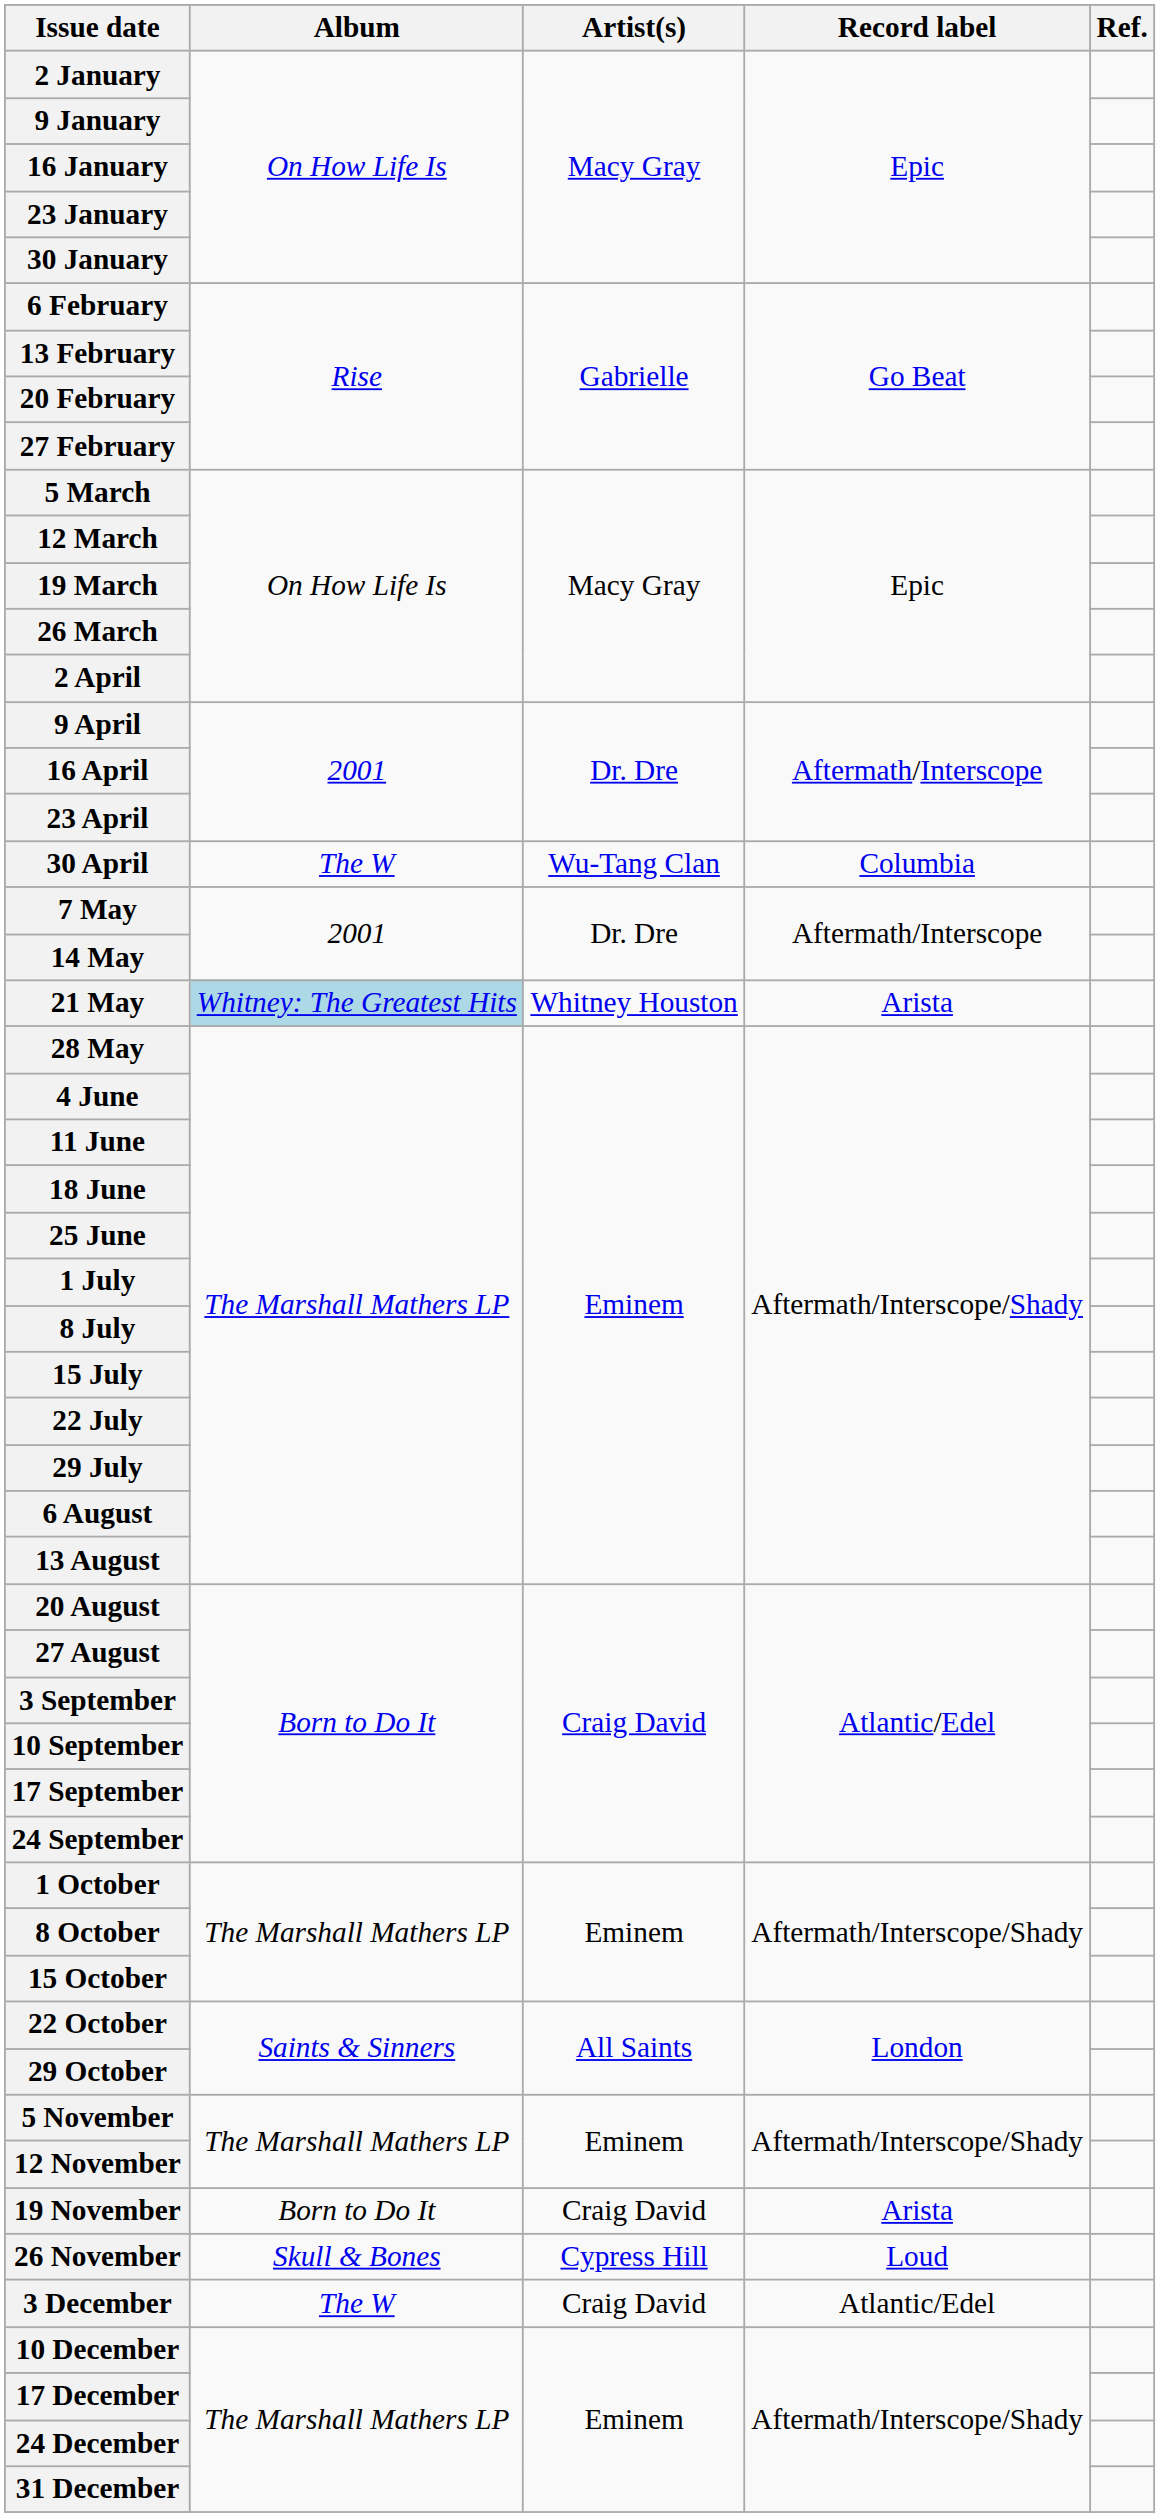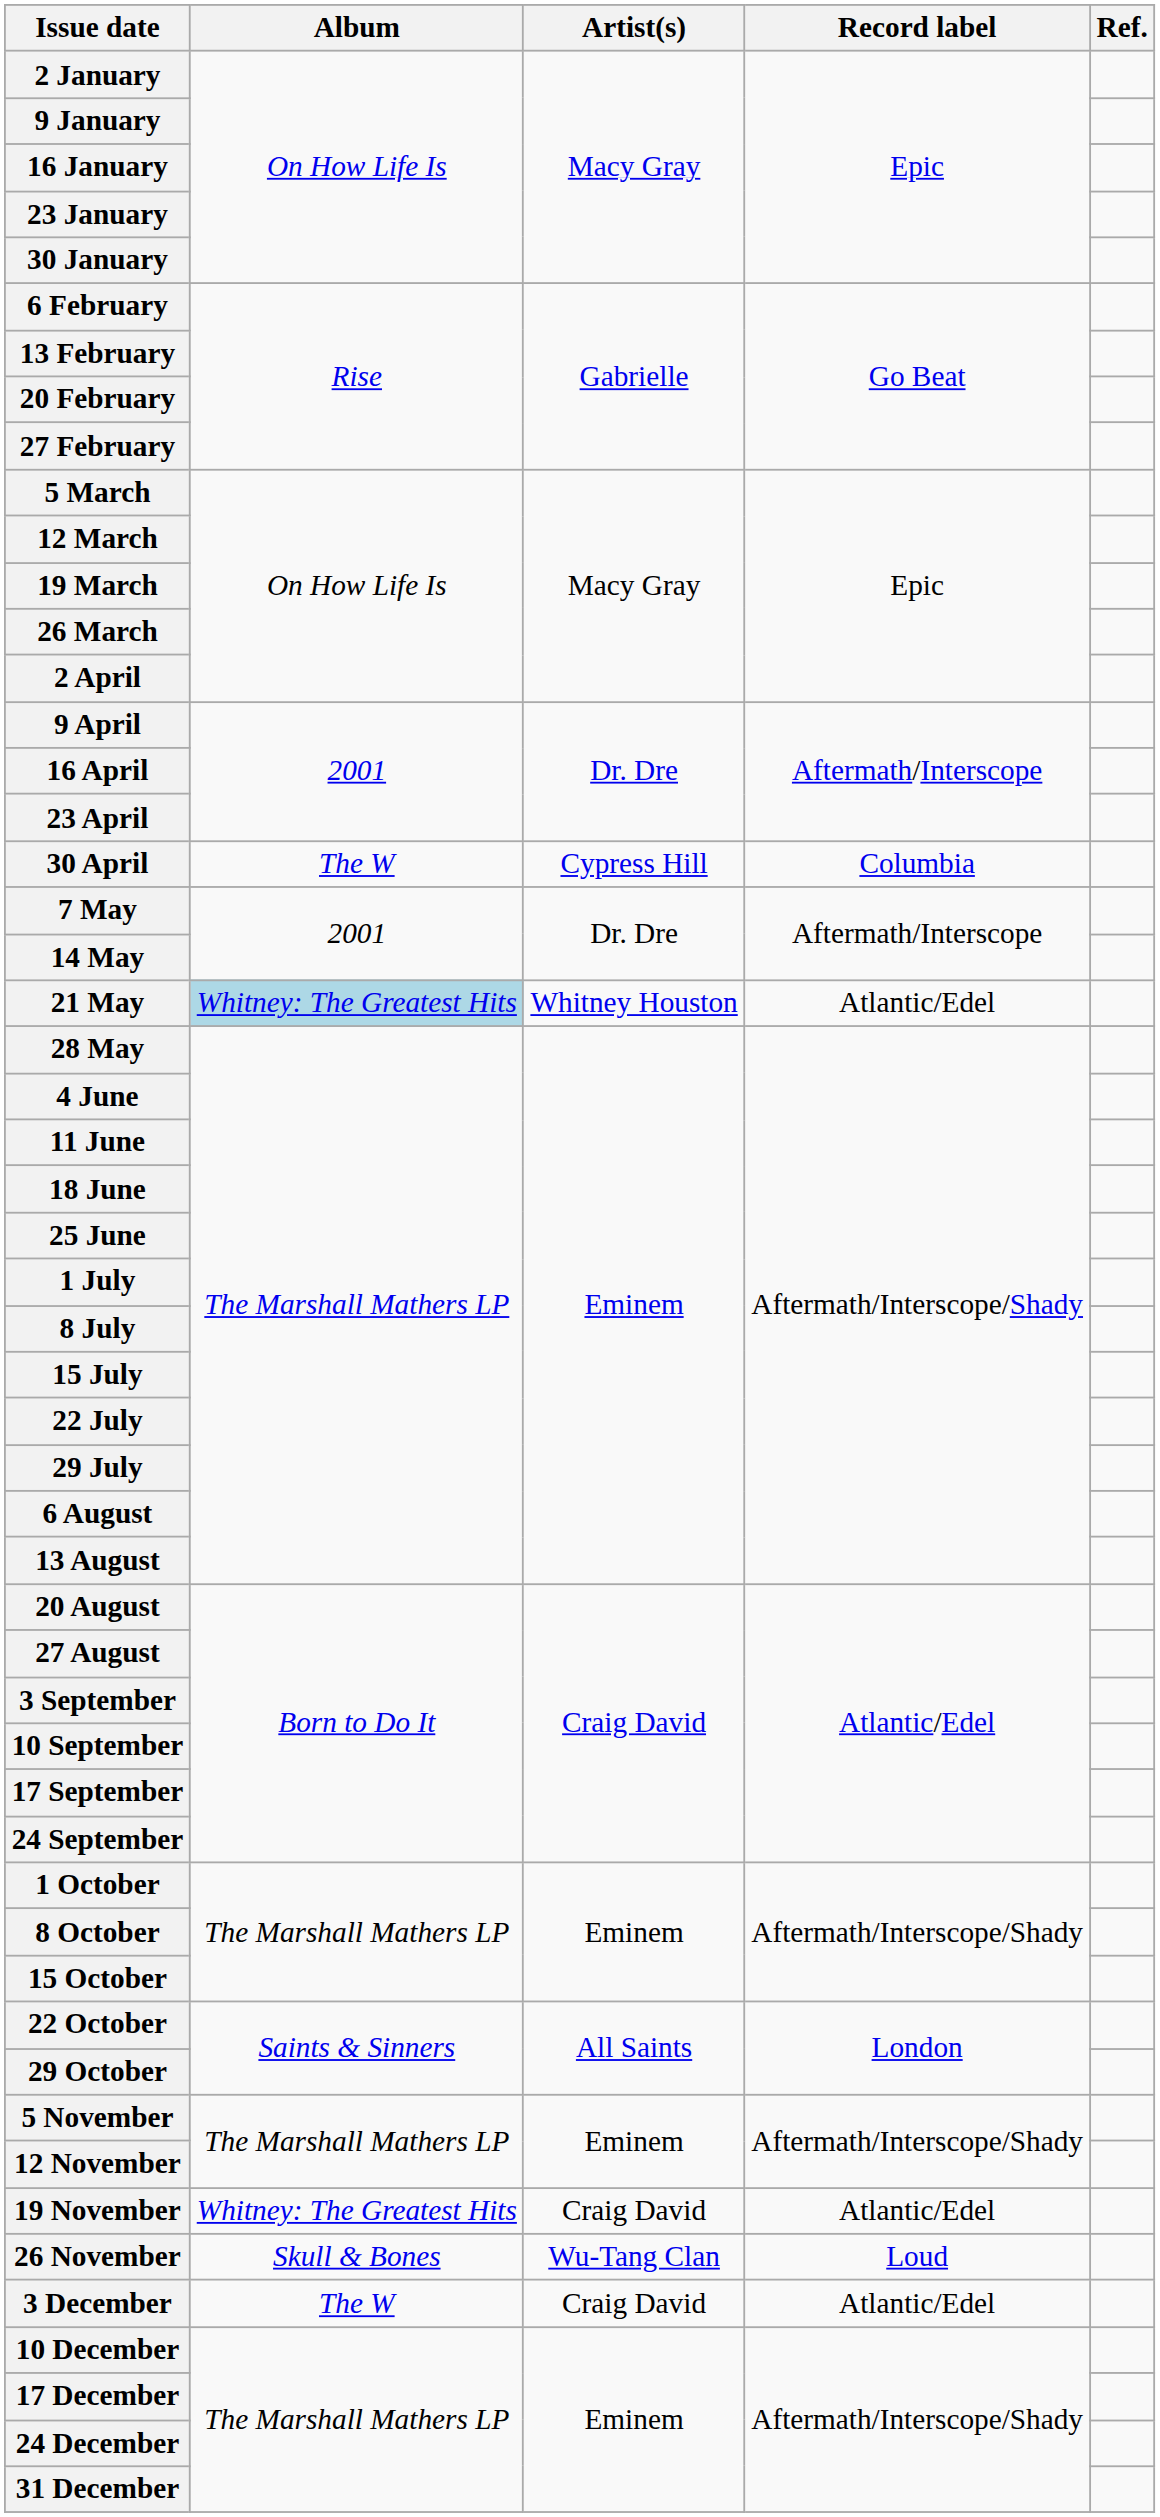(634, 863) Wu-Tang Clan -> (634, 863) Cypress Hill
(917, 1002) Arista -> (917, 1002) Atlantic/Edel
(357, 2210) Born to Do It -> (357, 2210) Whitney: The Greatest Hits
(917, 2210) Arista -> (917, 2210) Atlantic/Edel
(634, 2256) Cypress Hill -> (634, 2256) Wu-Tang Clan
